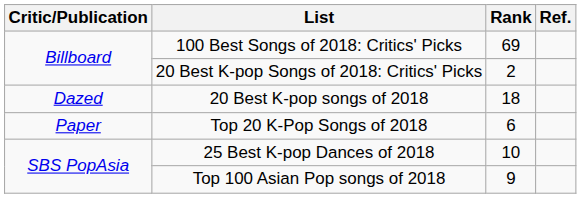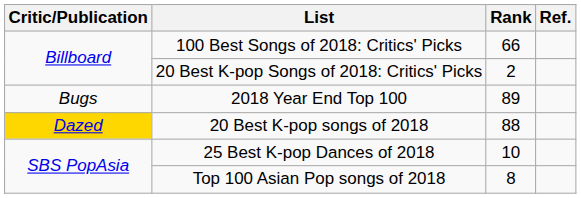(511, 44) 69 -> (511, 44) 66
+ row: (319, 98)
(78, 98) no background -> (78, 125) gold background
(511, 98) 18 -> (511, 125) 88
- row: (319, 125)
(511, 179) 9 -> (511, 179) 8
